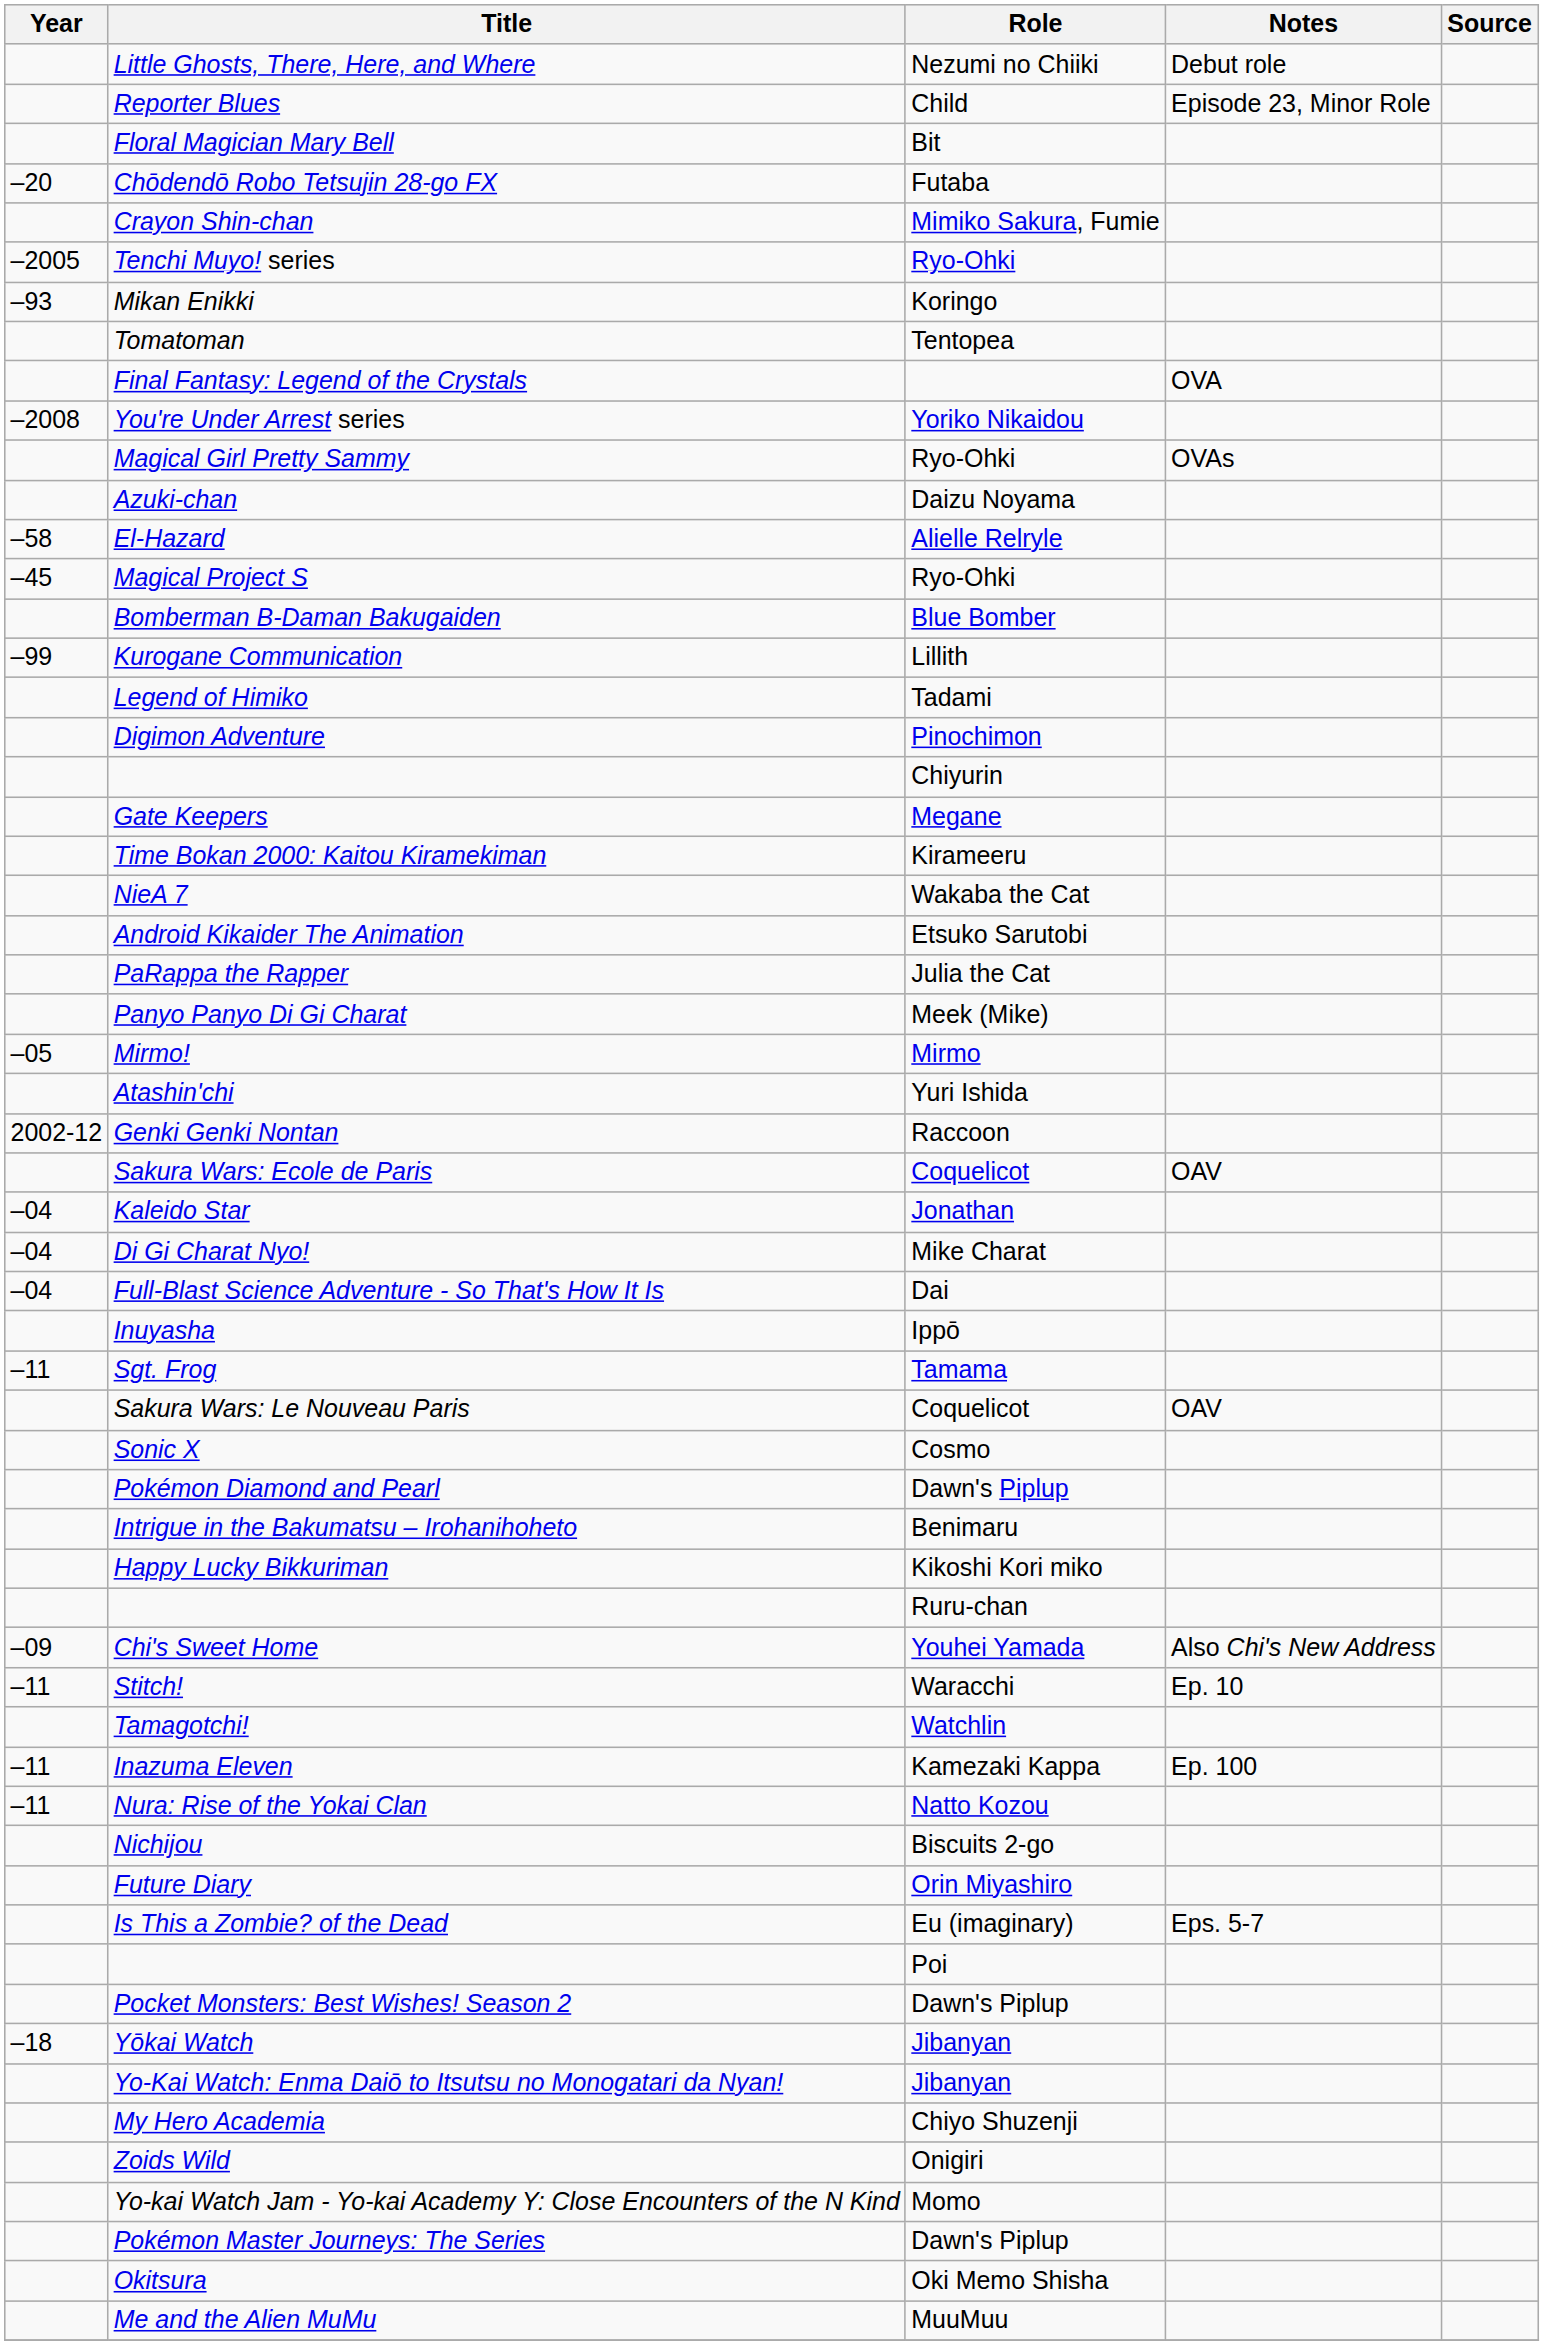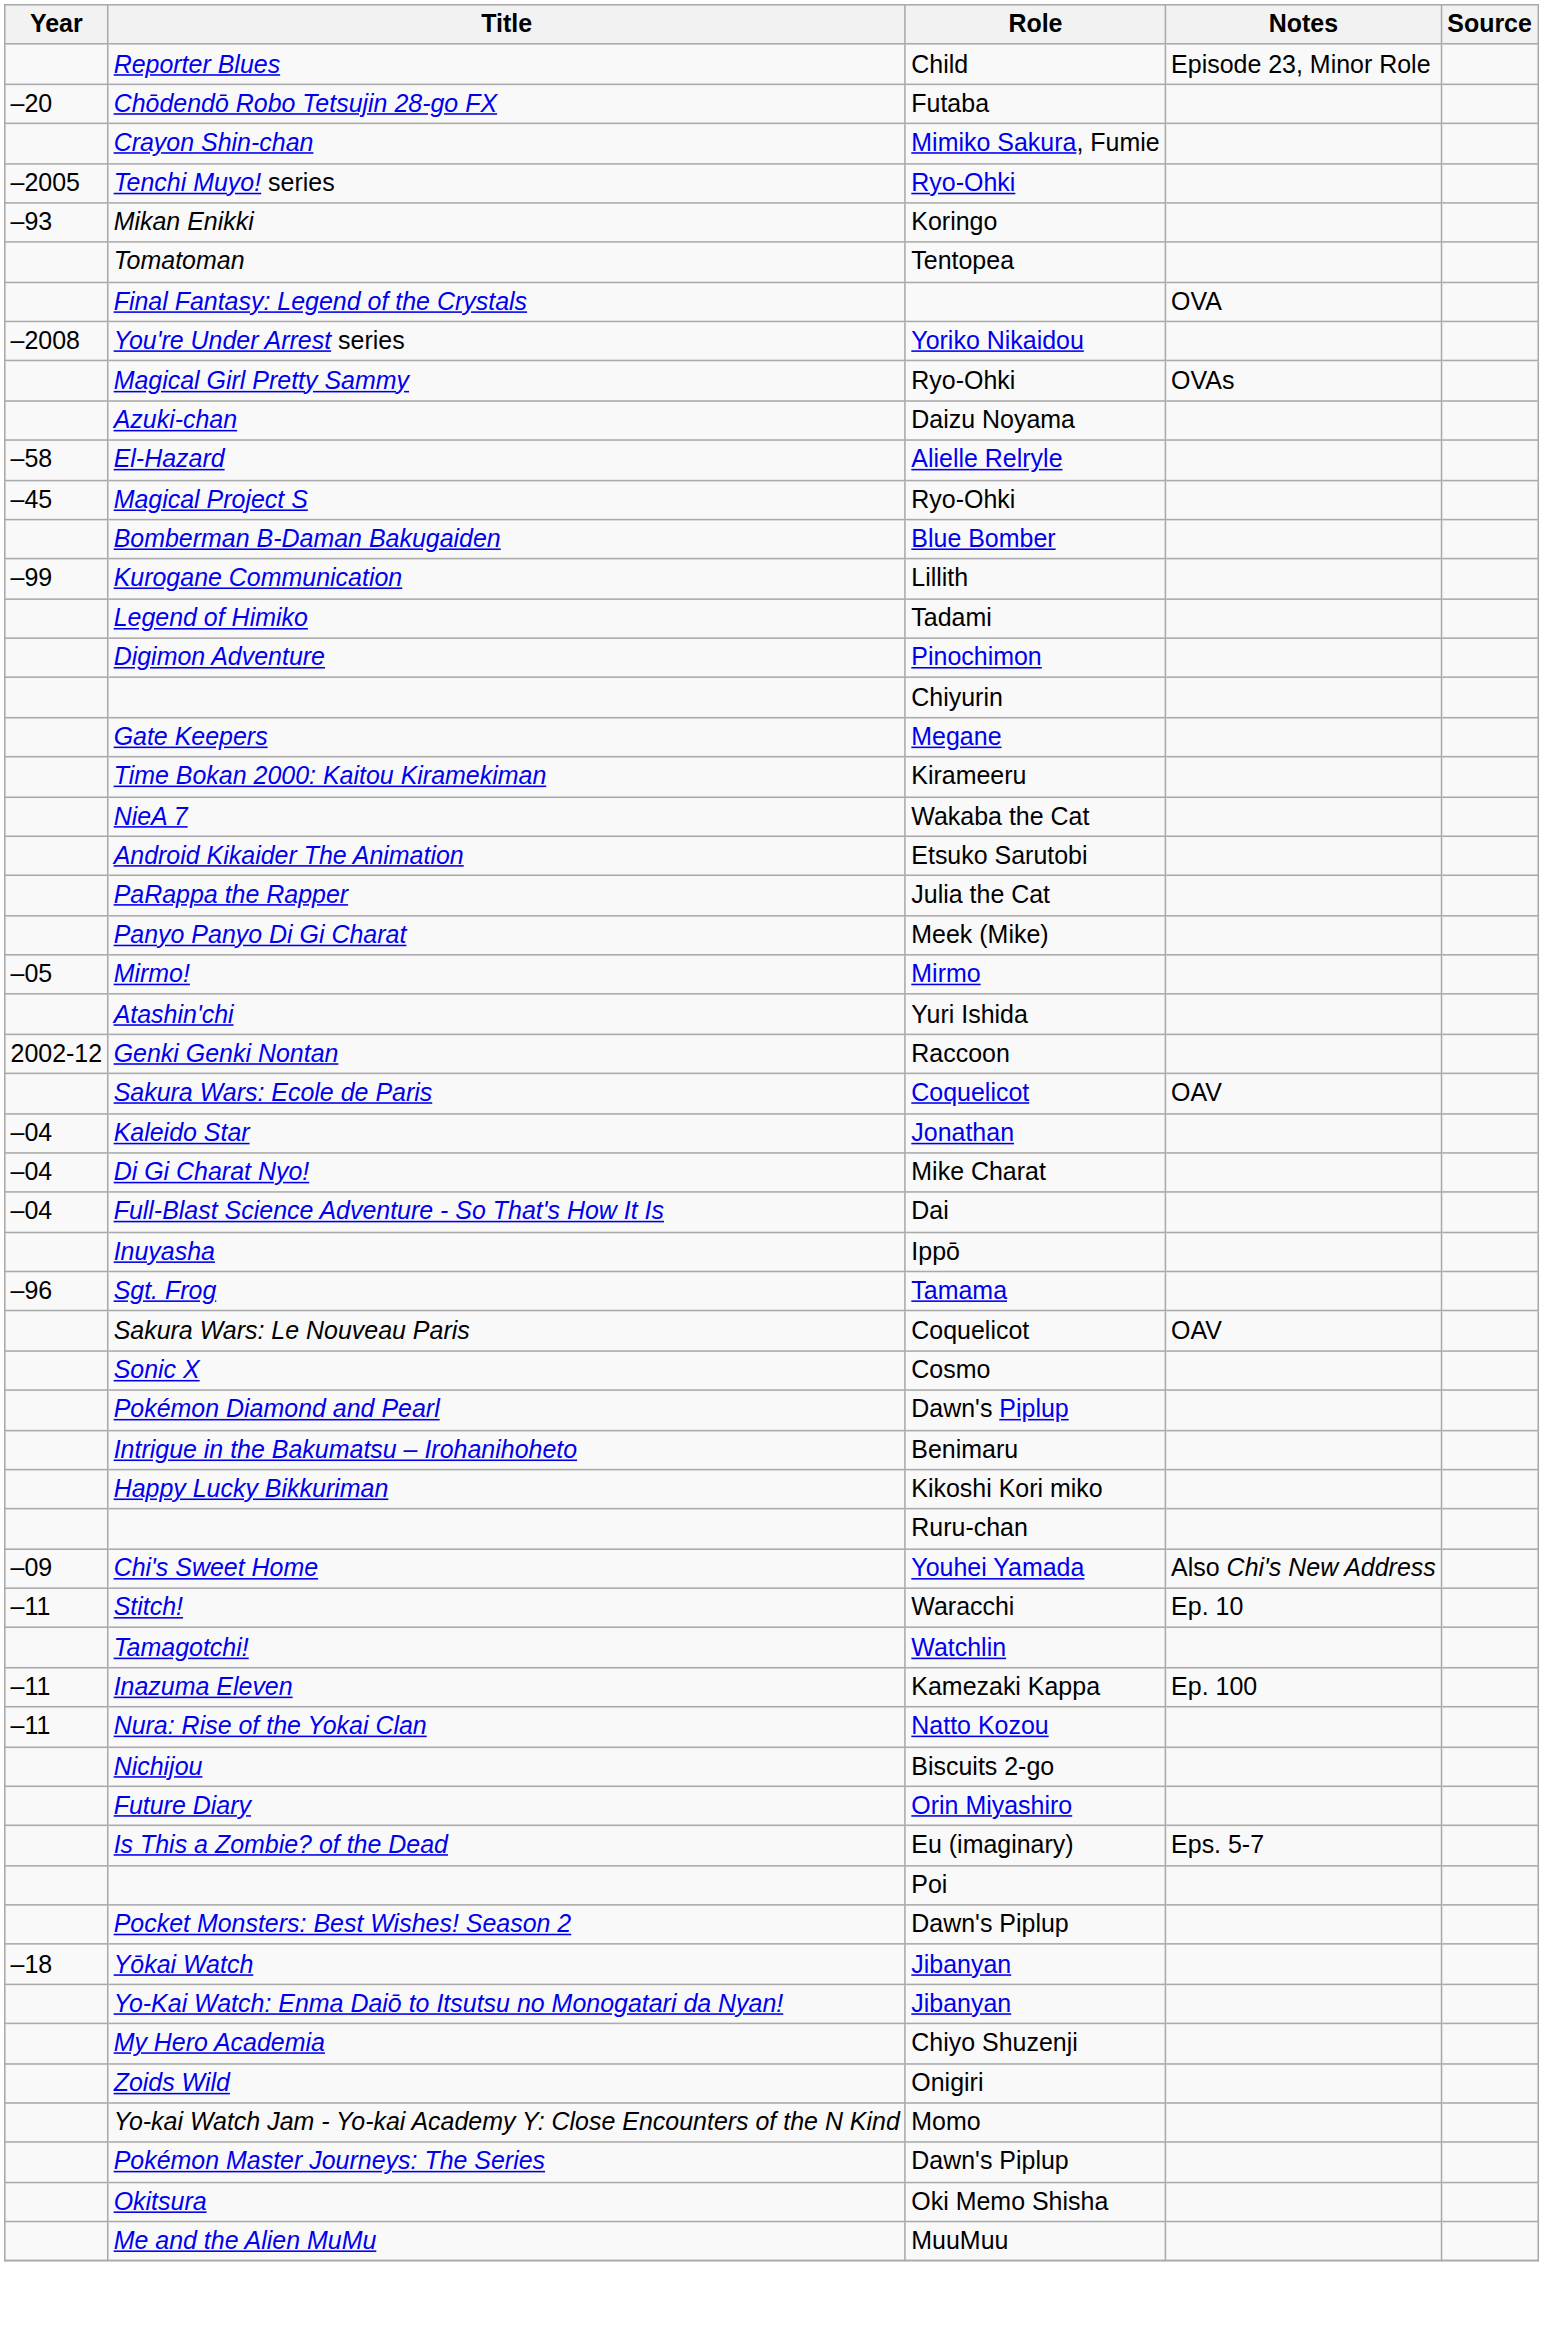- row: (325, 63)
- row: (254, 143)
(30, 1370) –11 -> (31, 1291) –96
